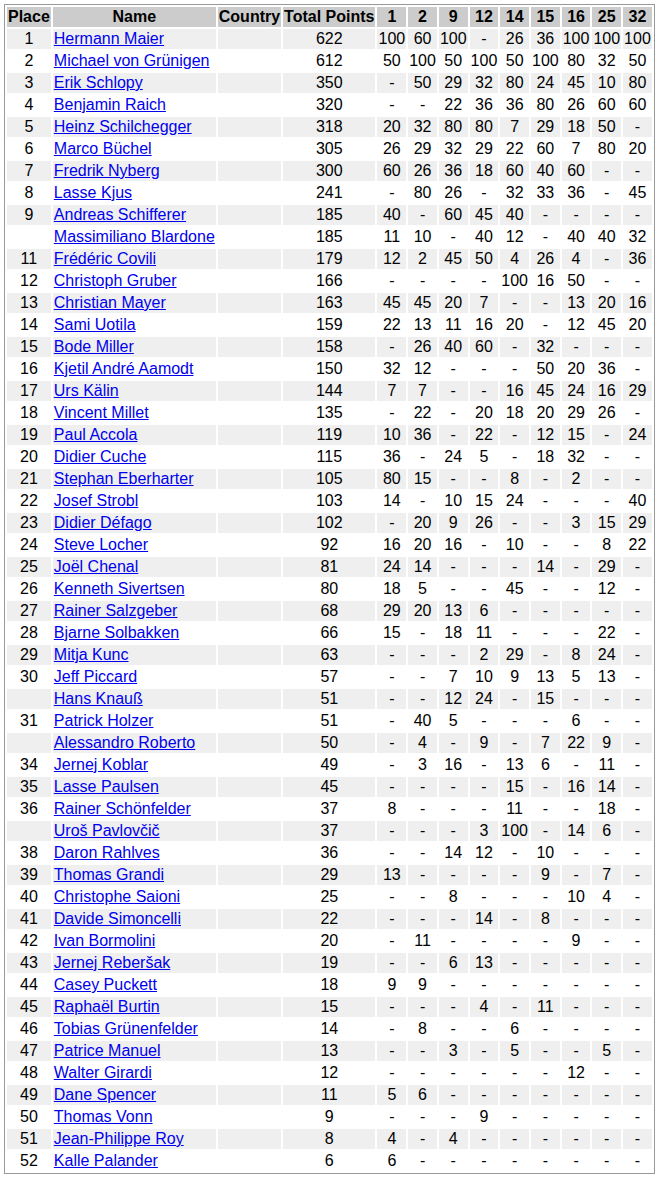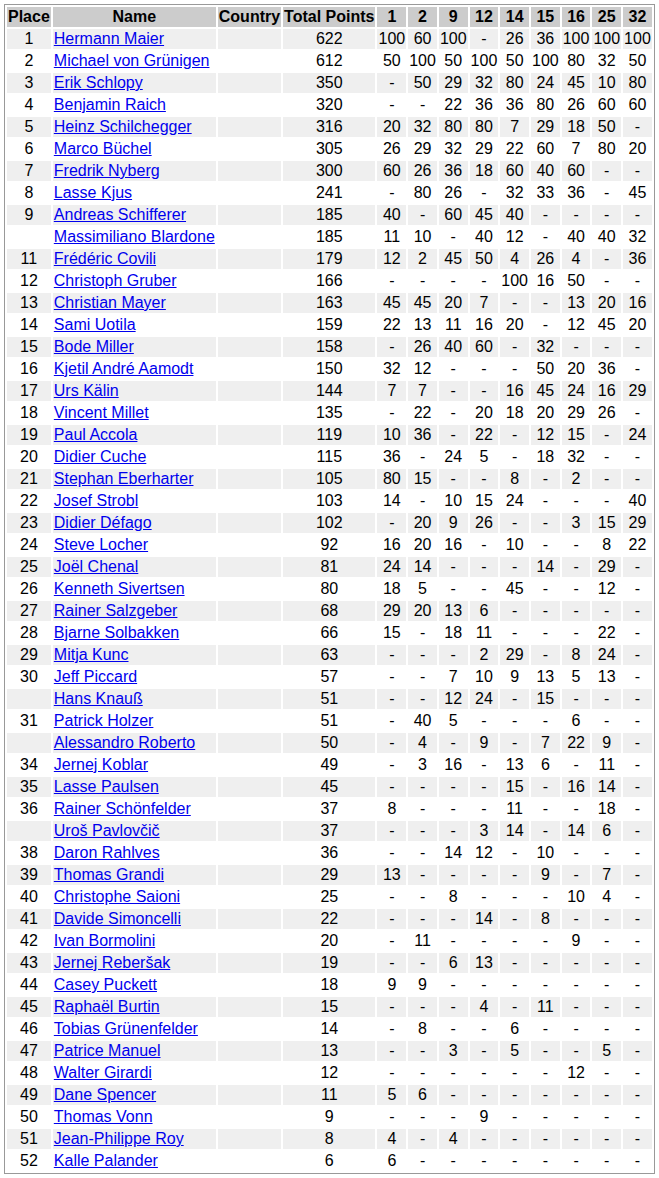(329, 126) 318 -> (329, 126) 316
(515, 830) 100 -> (515, 830) 14
